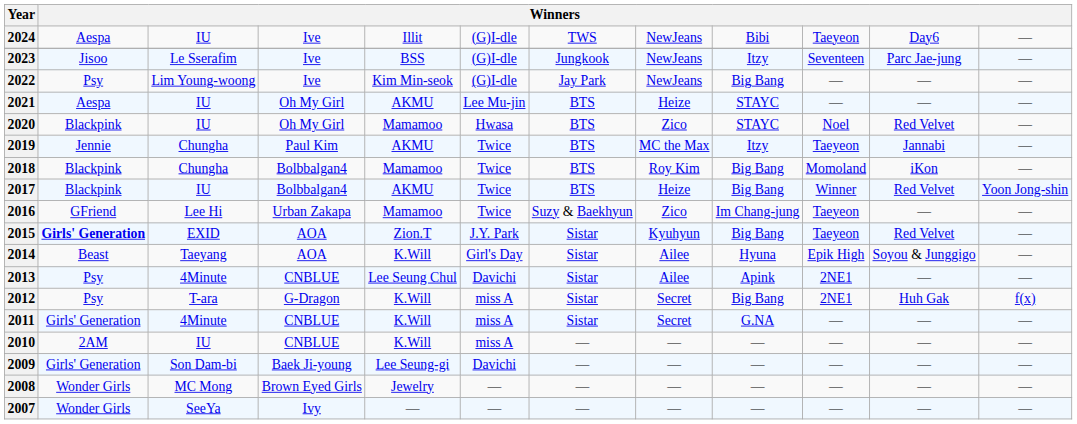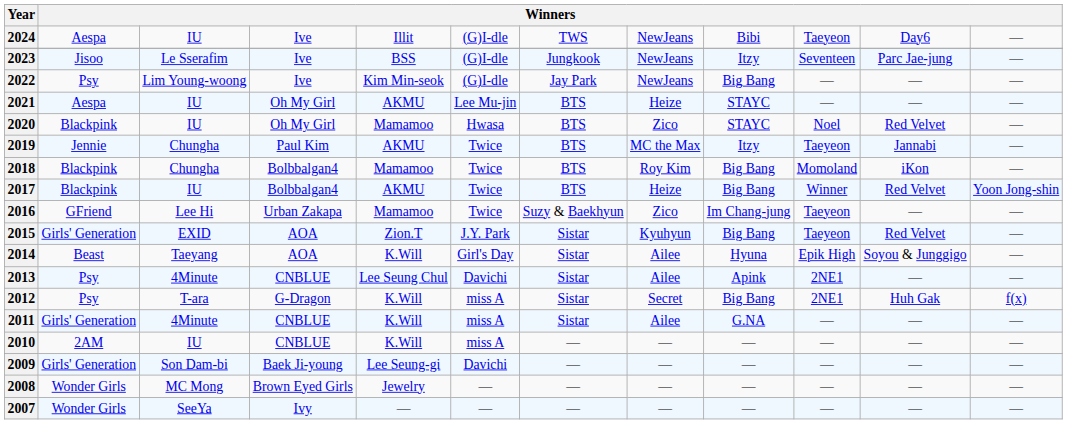(93, 233) bold -> (89, 233) normal
(674, 320) Secret -> (665, 320) Ailee
